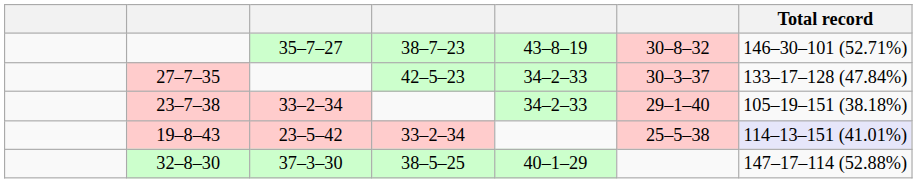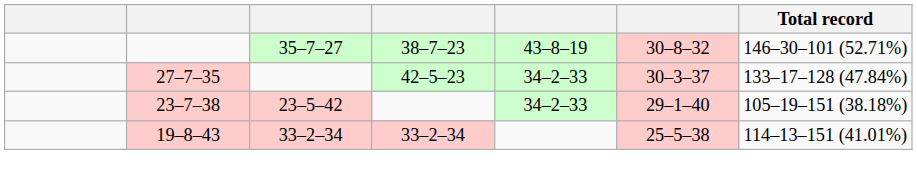(311, 105) 33–2–34 -> (311, 105) 23–5–42
(311, 134) 23–5–42 -> (311, 134) 33–2–34
(825, 134) lavender background -> (825, 134) no background
- row: (188, 163)
